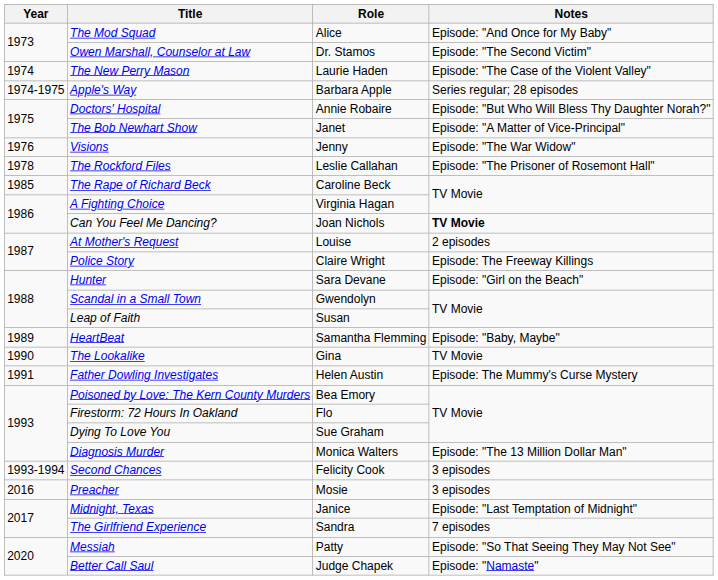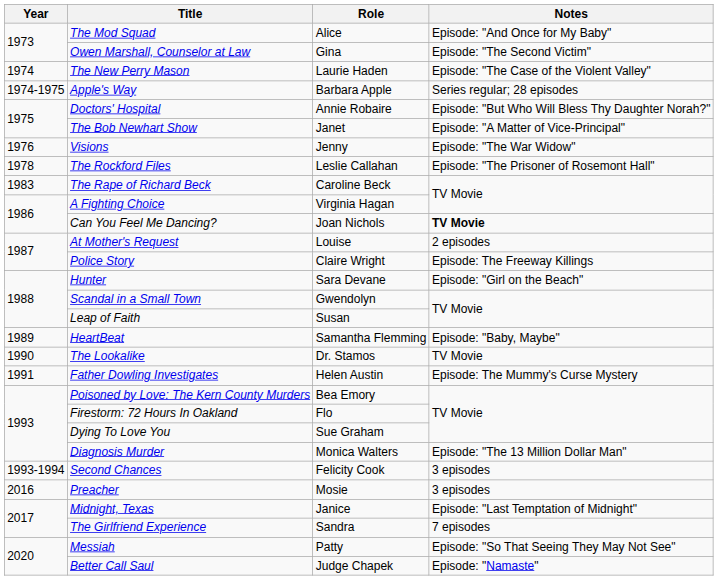(345, 52) Dr. Stamos -> (328, 52) Gina
(20, 185) 1985 -> (20, 185) 1983
(328, 356) Gina -> (345, 356) Dr. Stamos
